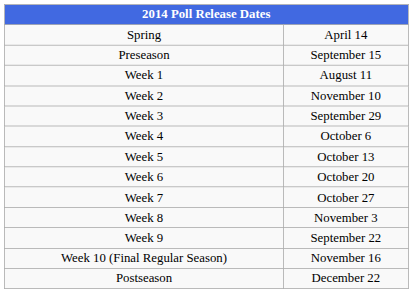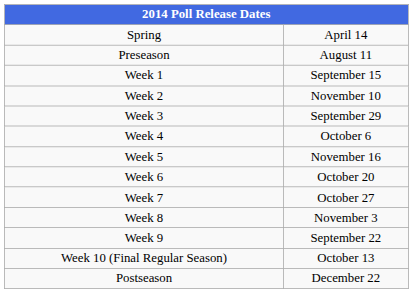(346, 55) September 15 -> (346, 55) August 11
(346, 75) August 11 -> (346, 75) September 15
(346, 156) October 13 -> (346, 156) November 16
(346, 258) November 16 -> (346, 258) October 13
